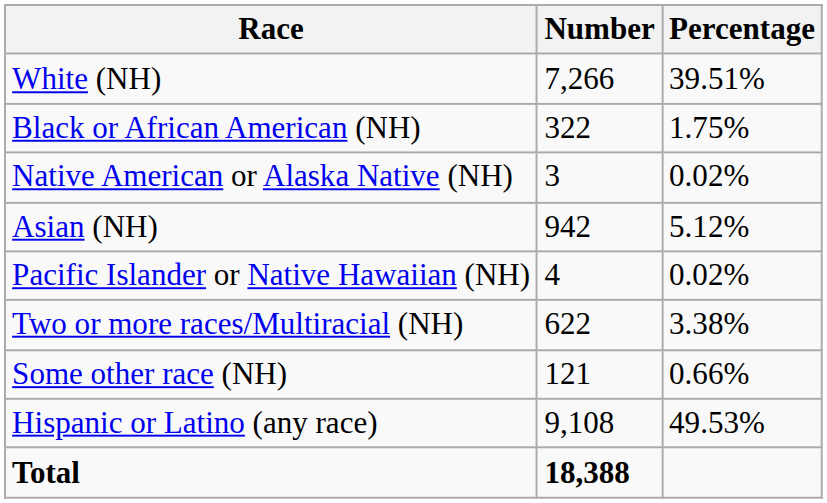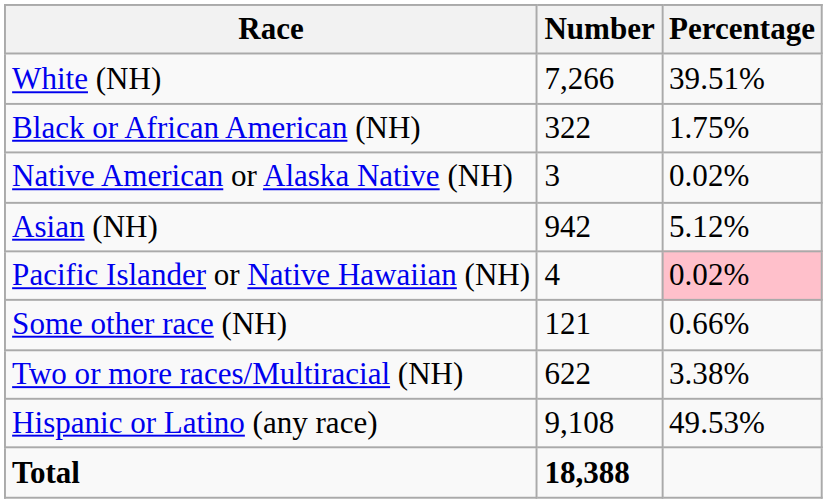(709, 275) no background -> (709, 275) pink background
rows swapped: (150, 373) <-> (238, 324)
